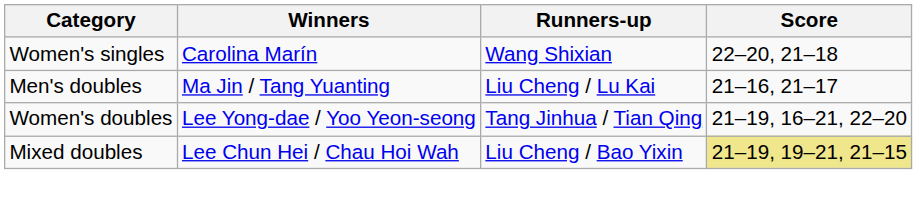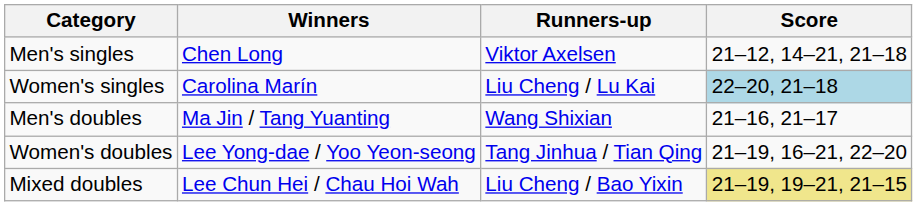+ row: (72, 53)
(549, 53) Wang Shixian -> (570, 86) Liu Cheng / Lu Kai
(775, 53) no background -> (775, 86) lightblue background
(570, 86) Liu Cheng / Lu Kai -> (549, 119) Wang Shixian
